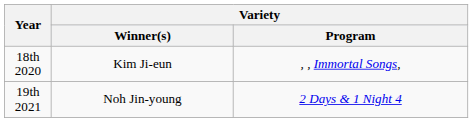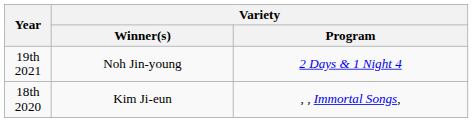rows swapped: (28, 63) <-> (28, 99)
